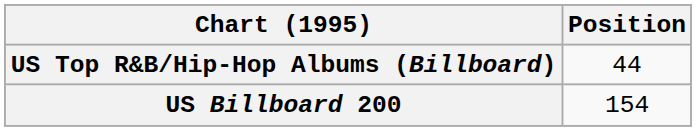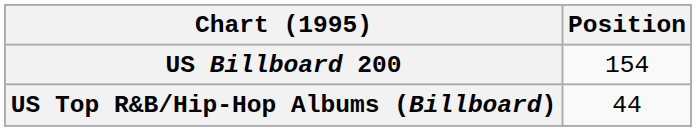rows swapped: (284, 105) <-> (284, 65)
